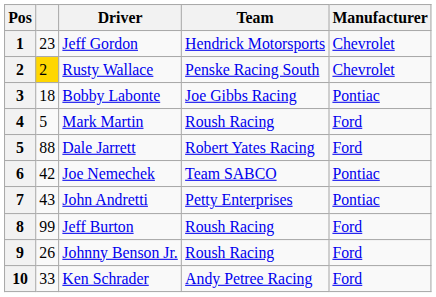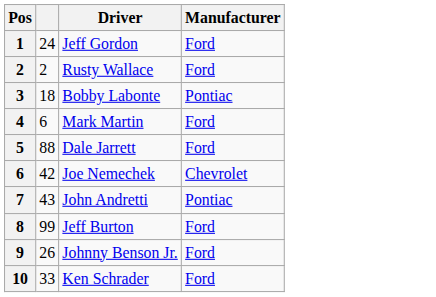- column: (255, 17)
(47, 43) 23 -> (47, 43) 24
(364, 43) Chevrolet -> (200, 43) Ford
(43, 69) gold background -> (43, 69) no background
(364, 69) Chevrolet -> (200, 69) Ford
(43, 121) 5 -> (43, 121) 6
(356, 174) Pontiac -> (216, 174) Chevrolet
